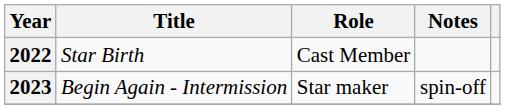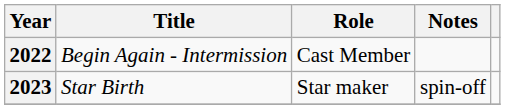(103, 54) Star Birth -> (174, 54) Begin Again - Intermission
(174, 87) Begin Again - Intermission -> (103, 87) Star Birth
